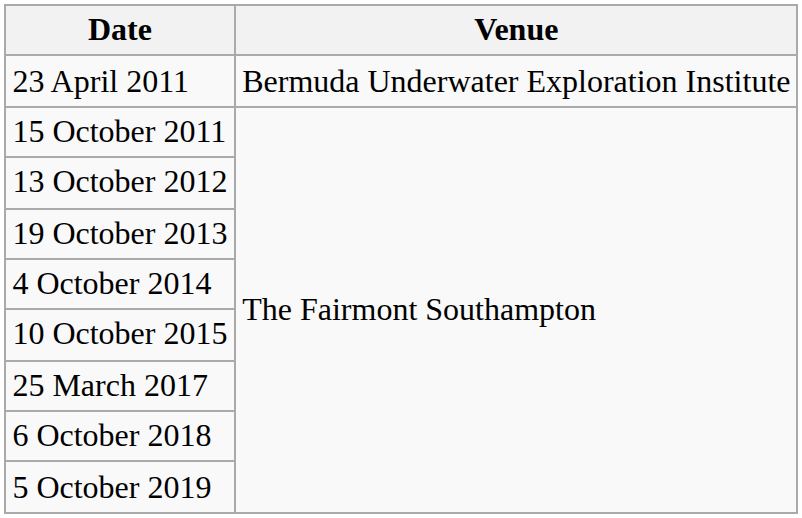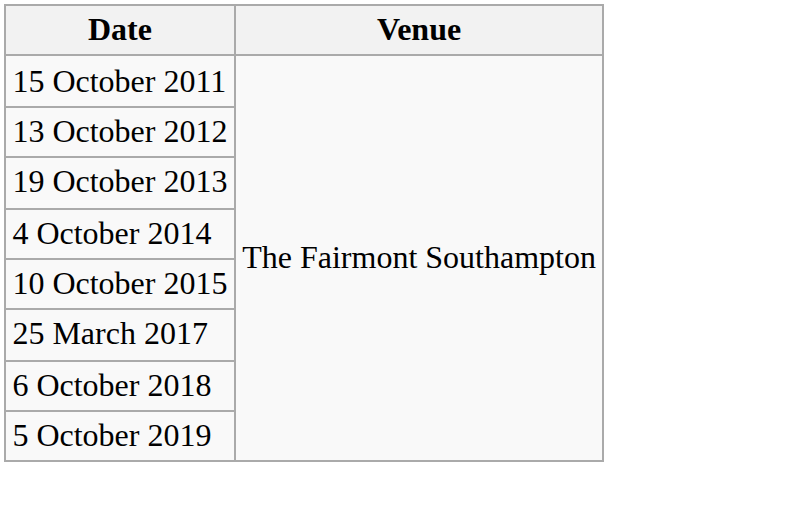- row: (101, 80)
